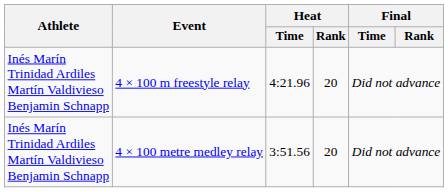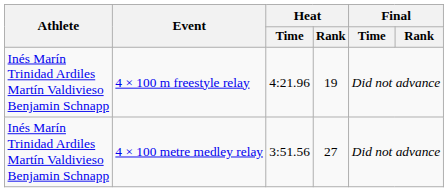(331, 82) 20 -> (331, 82) 19
(331, 152) 20 -> (331, 152) 27
